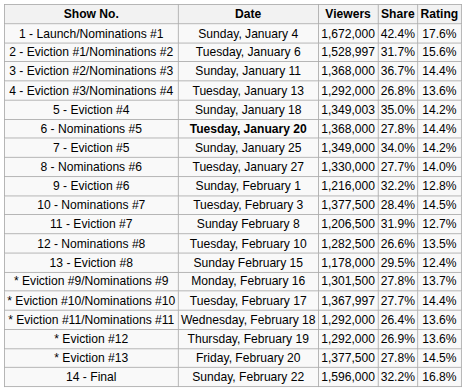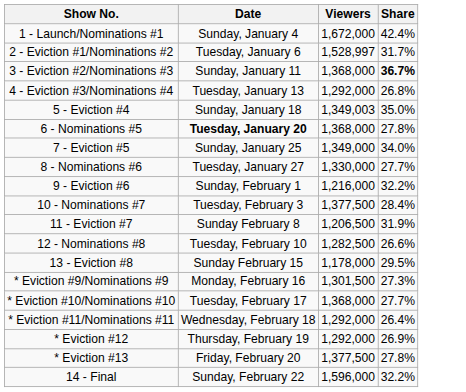- column: (439, 14)
(398, 72) normal -> (398, 72) bold
(398, 282) 27.8% -> (398, 282) 27.3%
(348, 301) 1,367,997 -> (348, 301) 1,368,000
